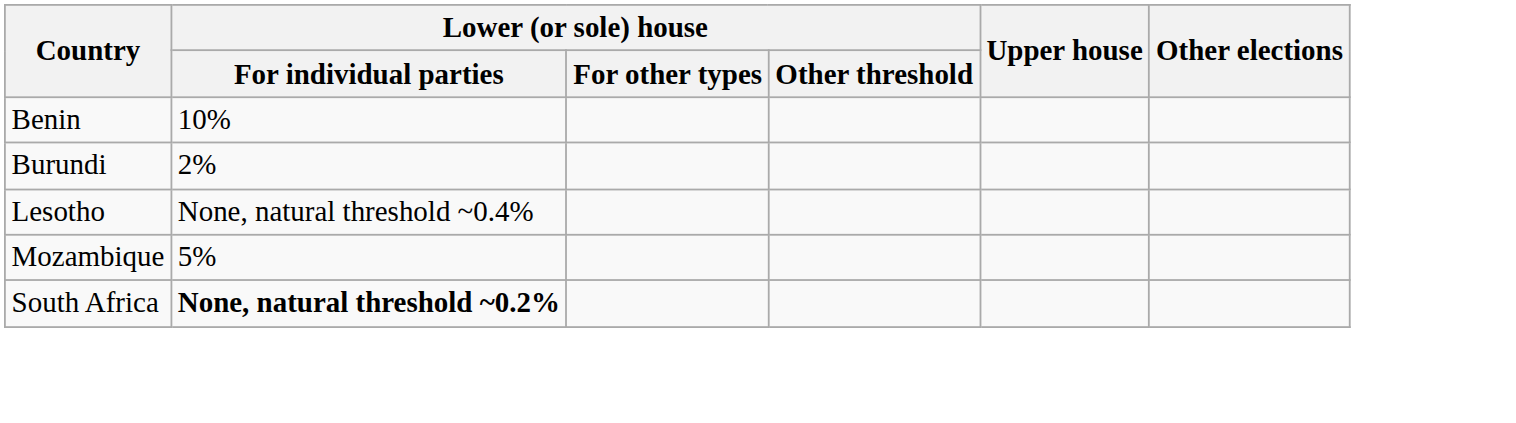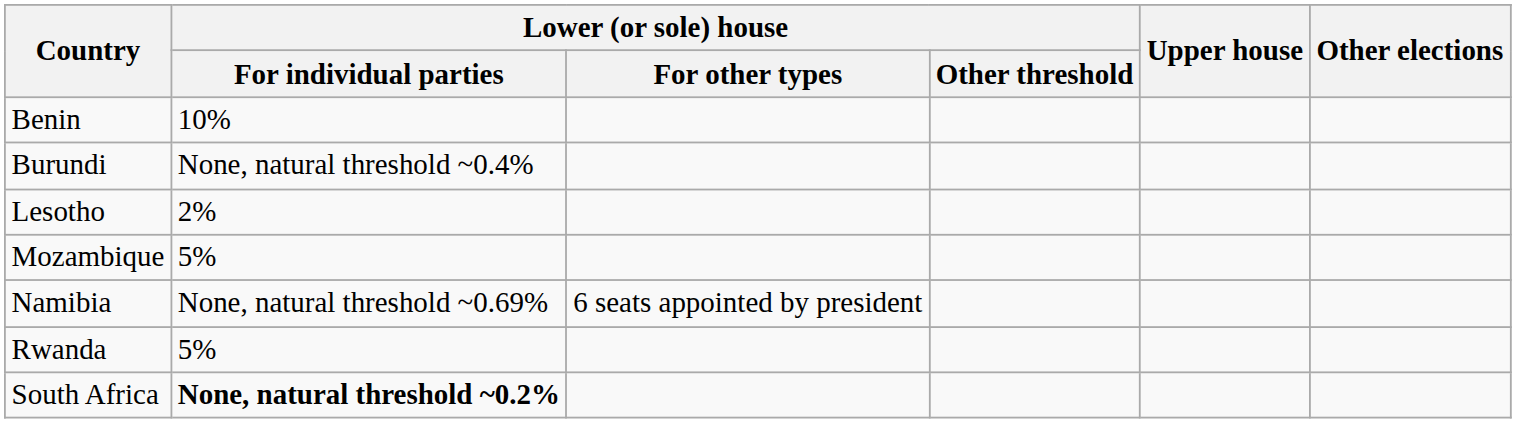(197, 165) 2% -> (356, 165) None, natural threshold ~0.4%
(356, 211) None, natural threshold ~0.4% -> (197, 211) 2%
+ row: (61, 303)
+ row: (59, 348)
